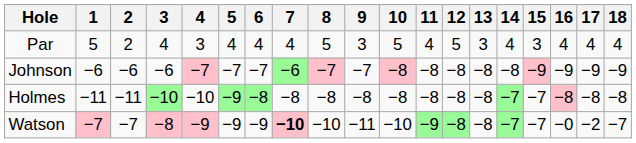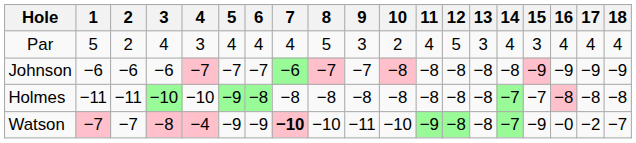(398, 44) 5 -> (398, 44) 2
(200, 124) −9 -> (200, 124) −4
(537, 124) −7 -> (537, 124) −9
